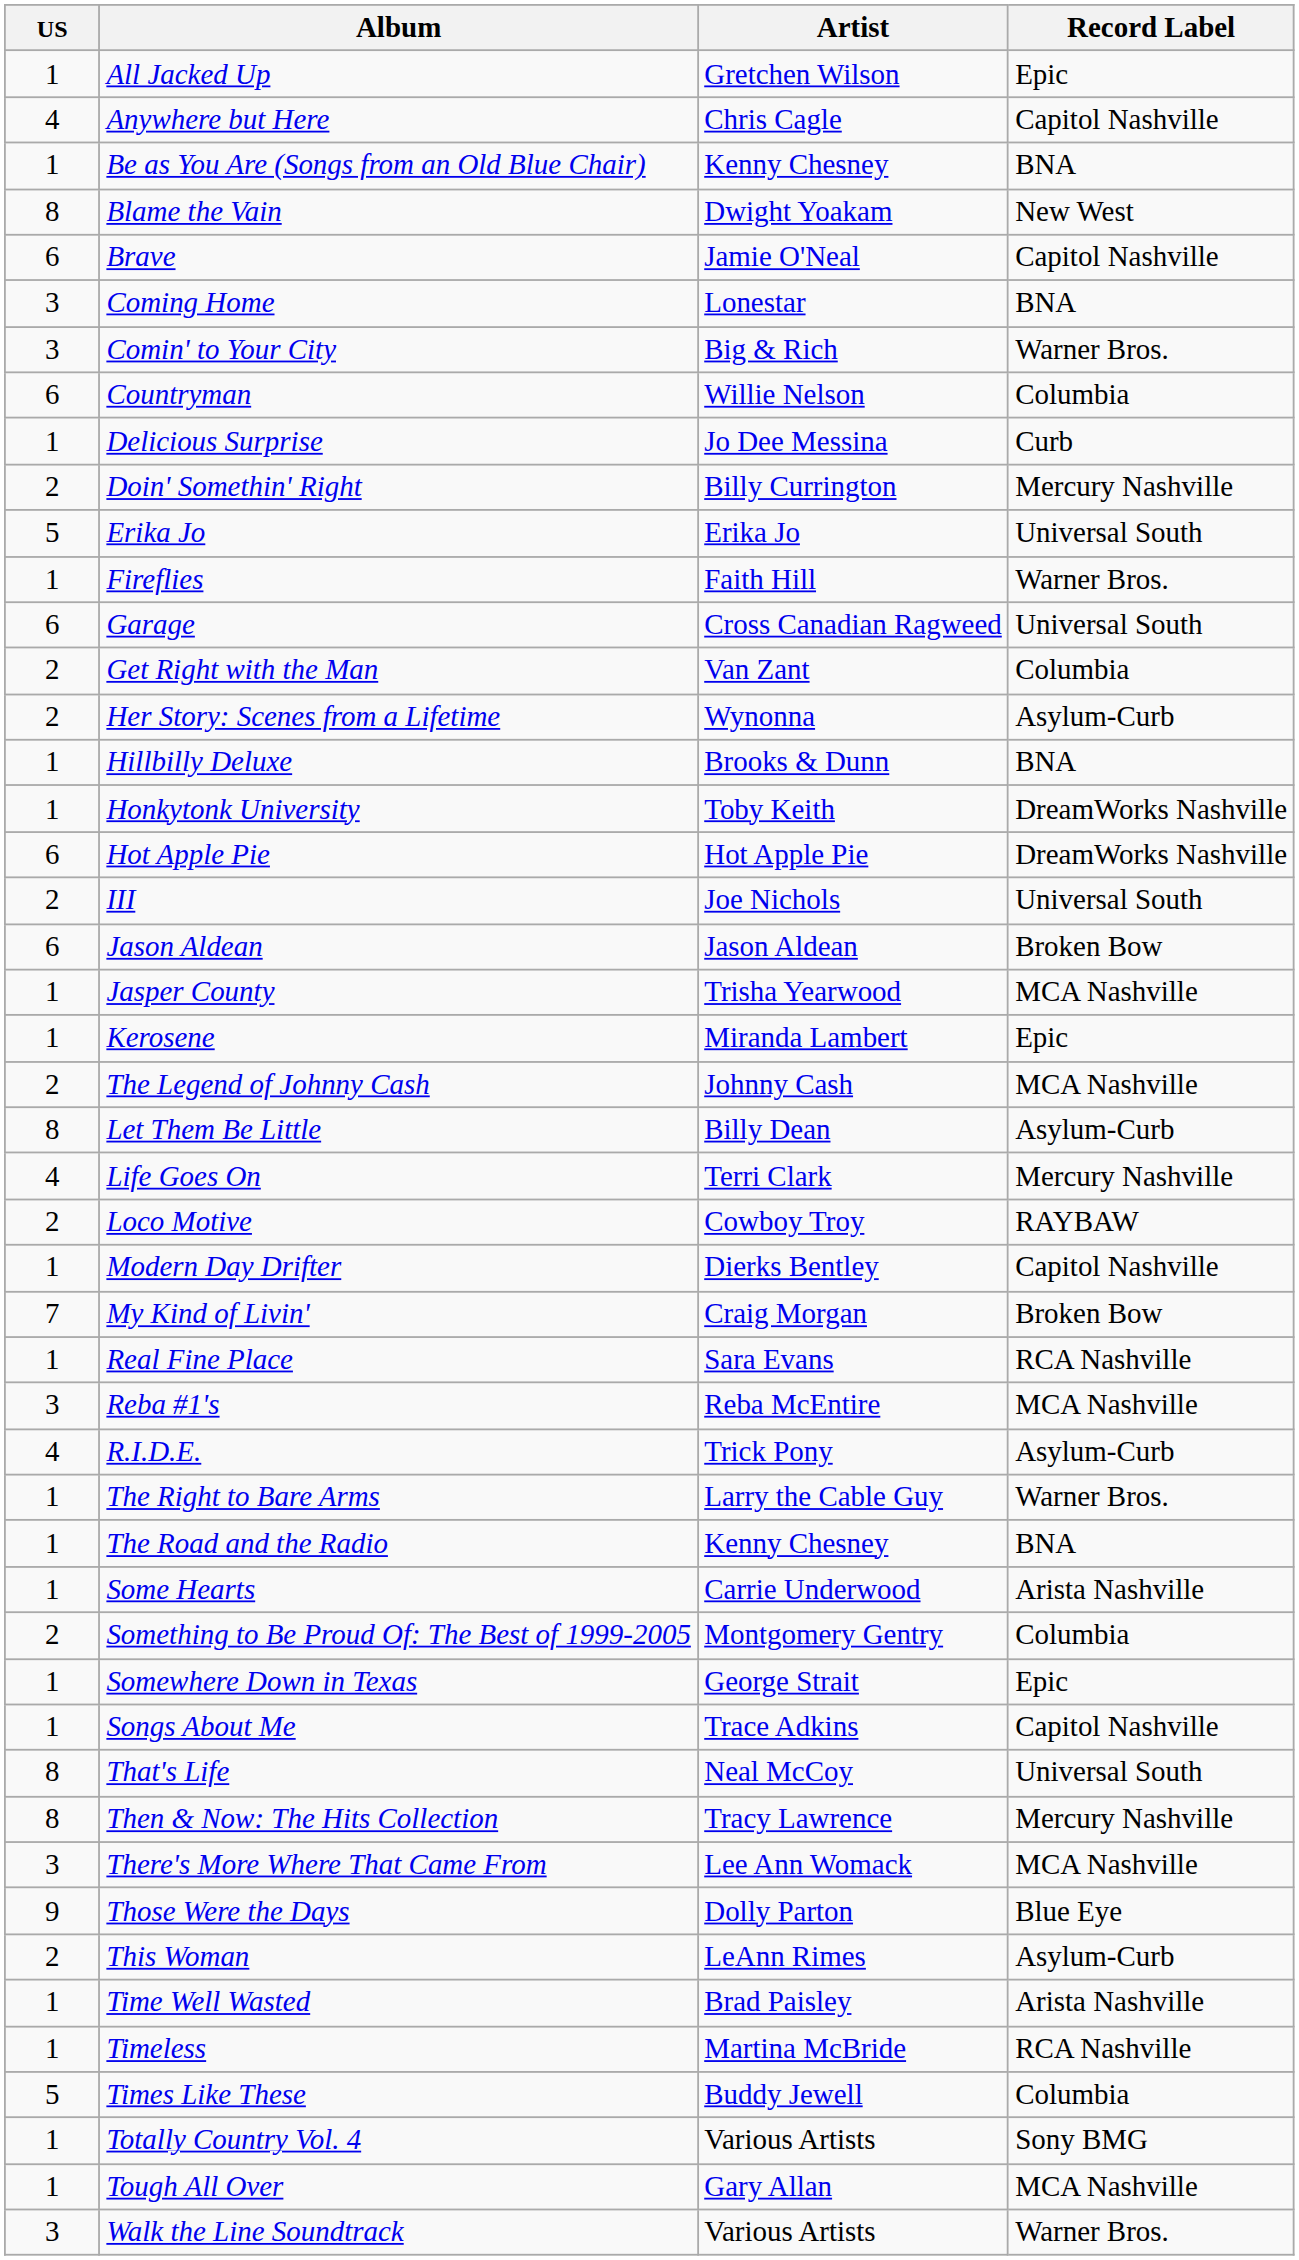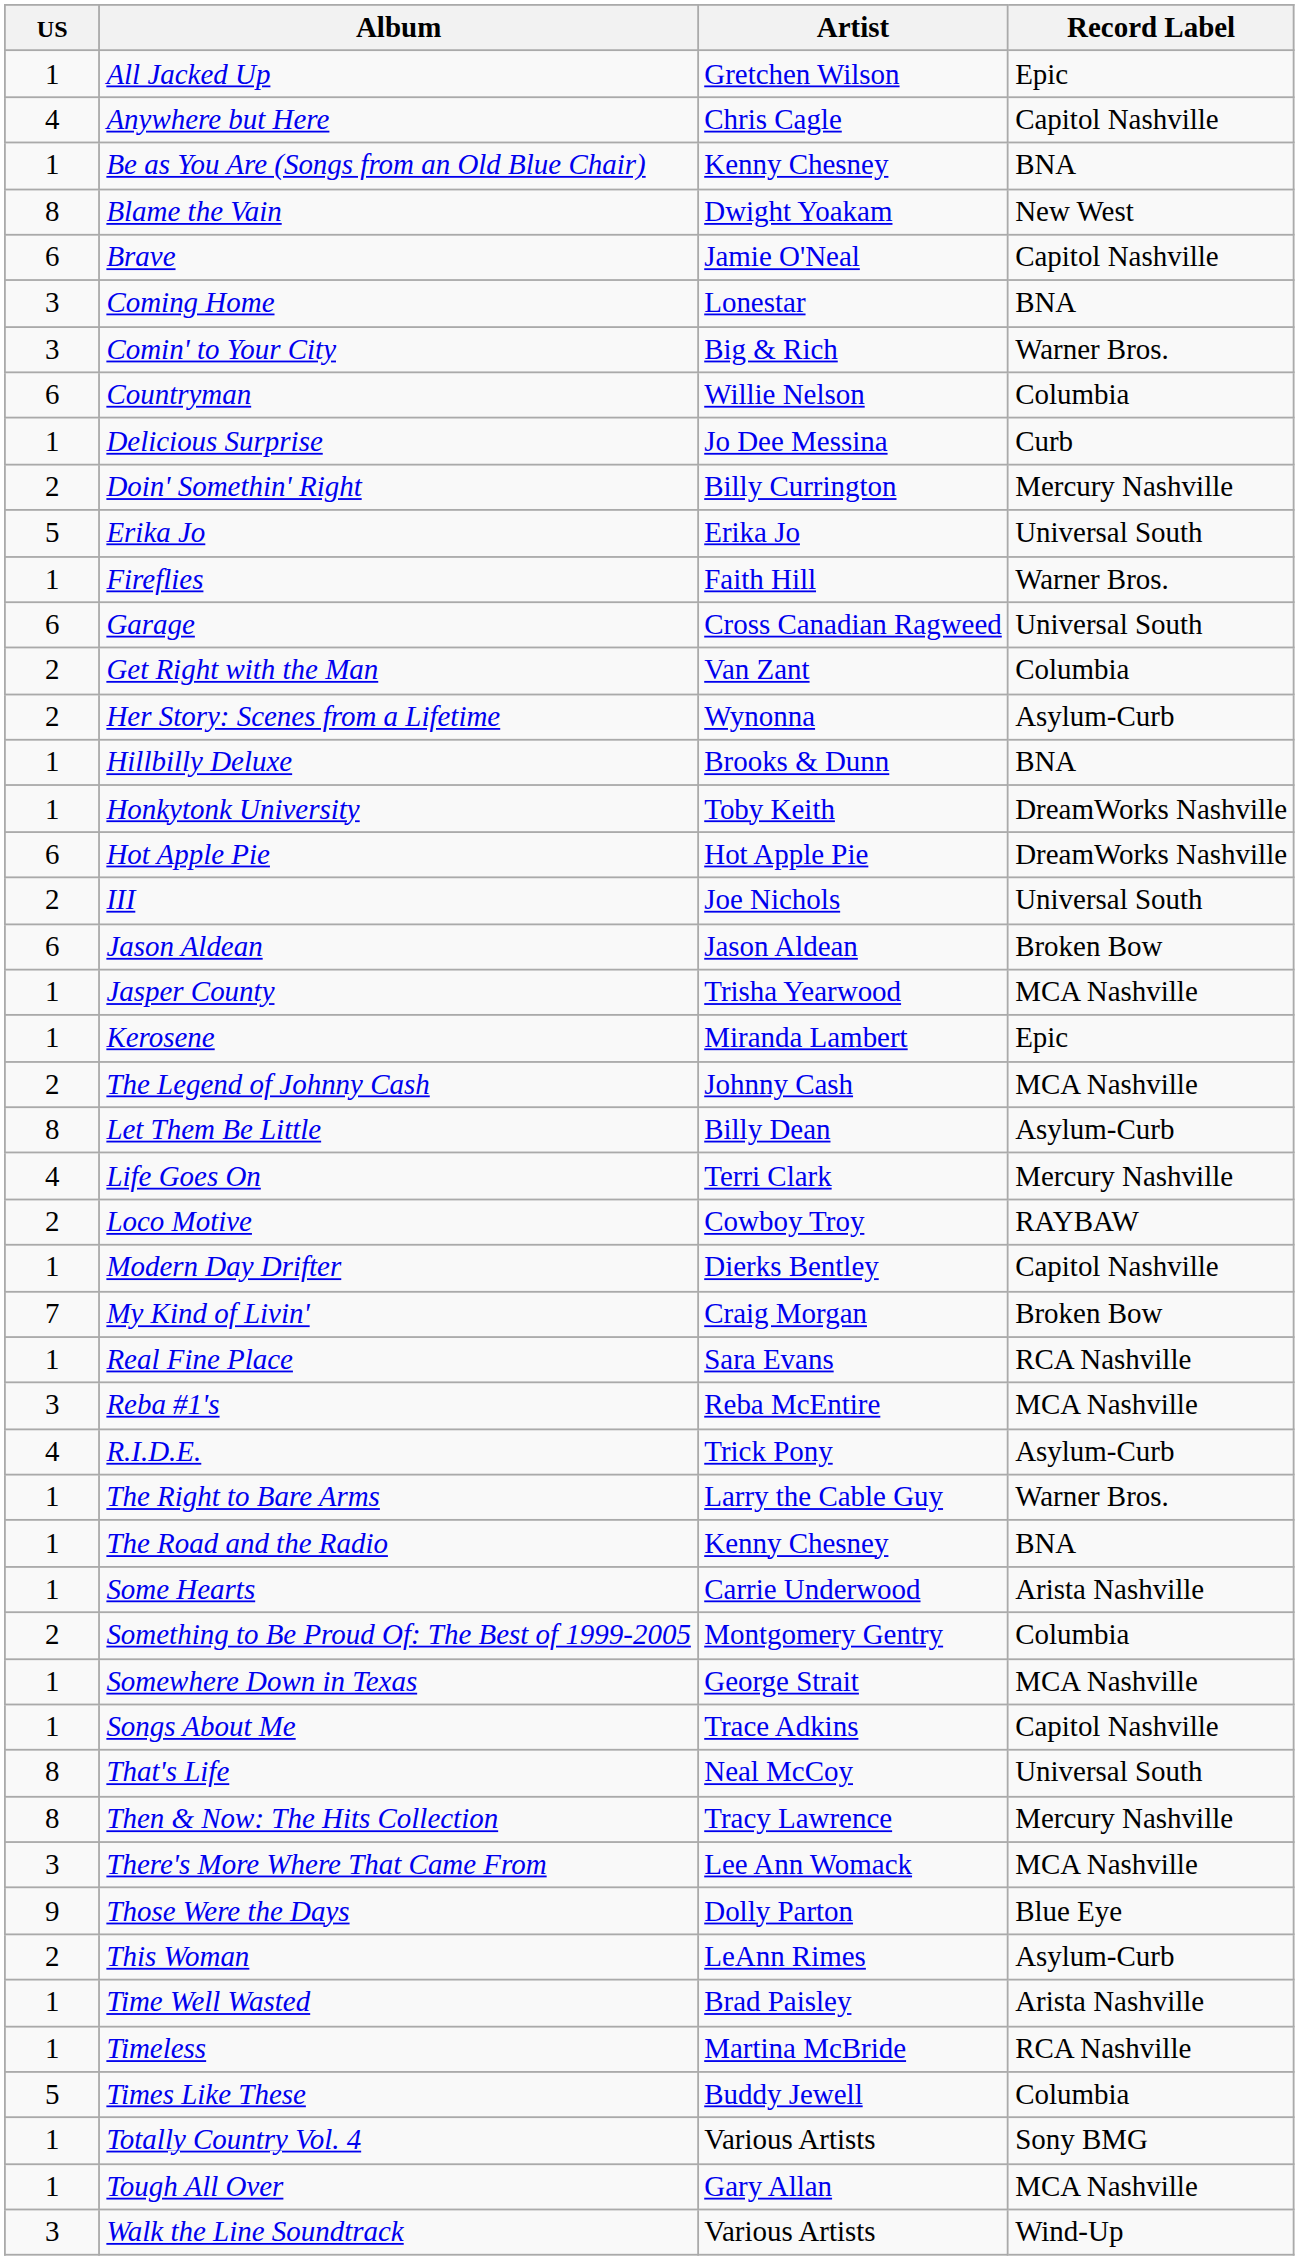(1042, 1680) Epic -> (1106, 1680) MCA Nashville
(1092, 2232) Warner Bros. -> (1069, 2232) Wind-Up
